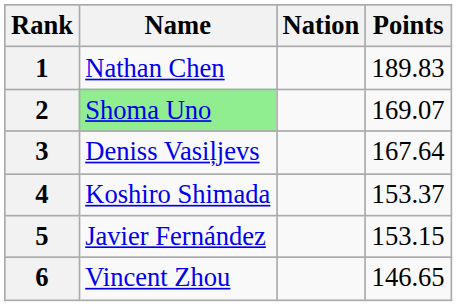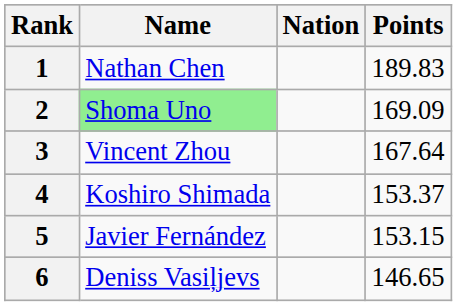(408, 109) 169.07 -> (408, 109) 169.09
(172, 151) Deniss Vasiļjevs -> (158, 151) Vincent Zhou
(158, 278) Vincent Zhou -> (172, 278) Deniss Vasiļjevs
